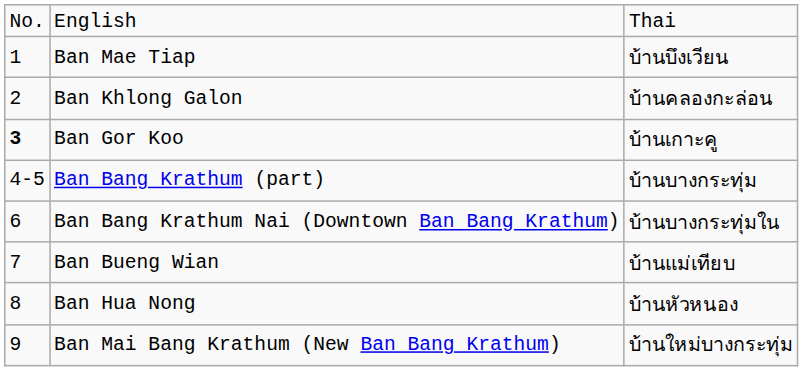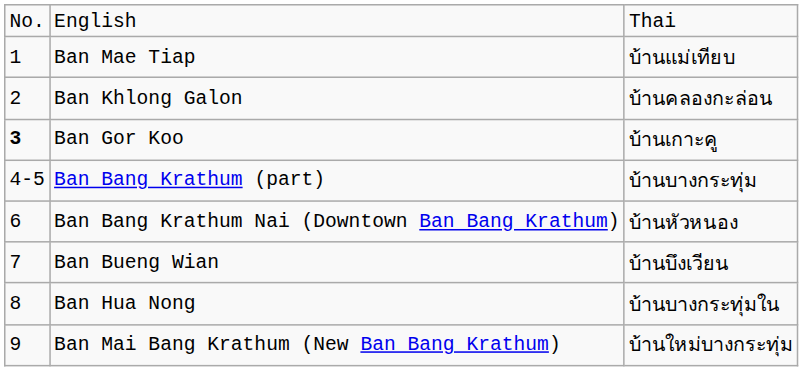(679, 59) บ้านบึงเวียน -> (682, 59) บ้านแม่เทียบ
(704, 223) บ้านบางกระทุ่มใน -> (683, 223) บ้านหัวหนอง
(682, 264) บ้านแม่เทียบ -> (679, 264) บ้านบึงเวียน
(683, 305) บ้านหัวหนอง -> (704, 305) บ้านบางกระทุ่มใน
